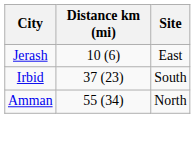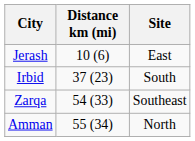+ row: (30, 101)
